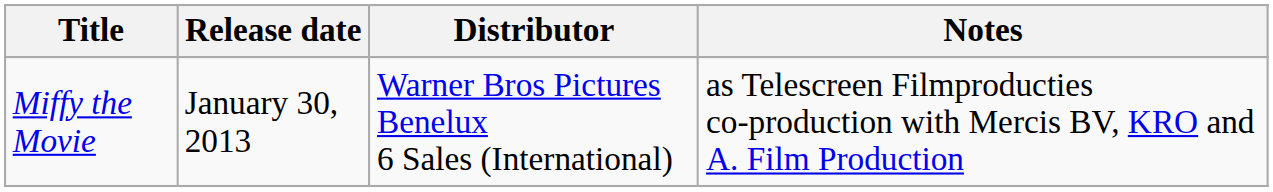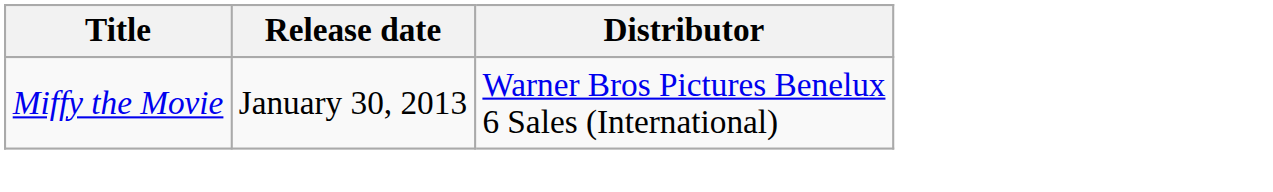- column: (983, 30)
